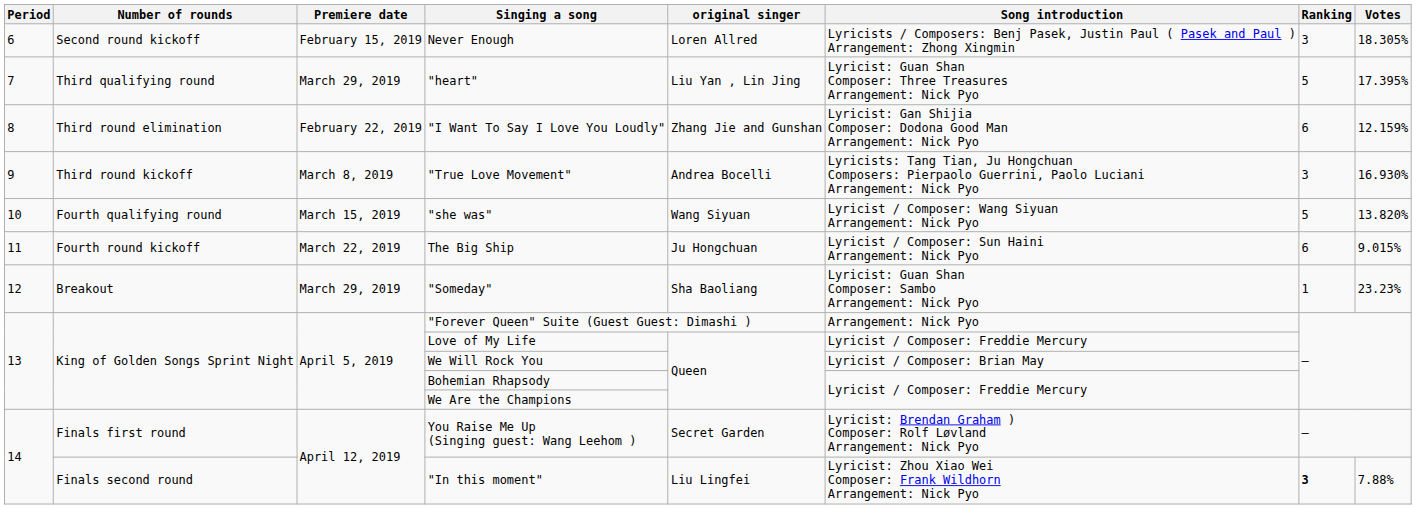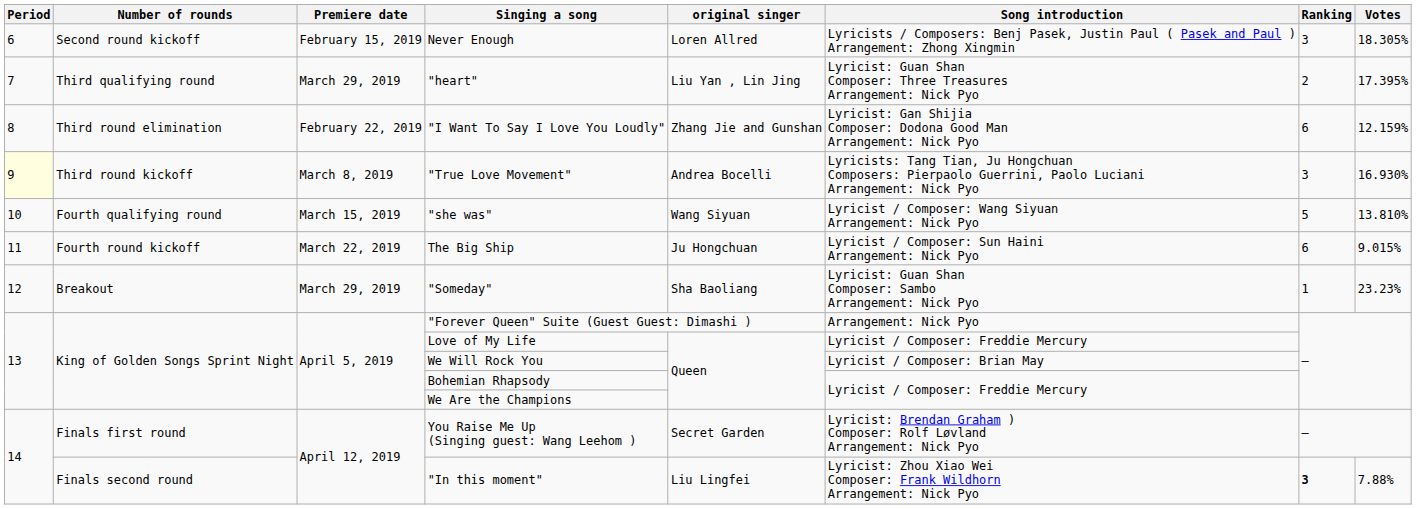(1305, 81) 5 -> (1305, 81) 2
(11, 175) no background -> (11, 175) lightyellow background
(1383, 215) 13.820% -> (1383, 215) 13.810%
